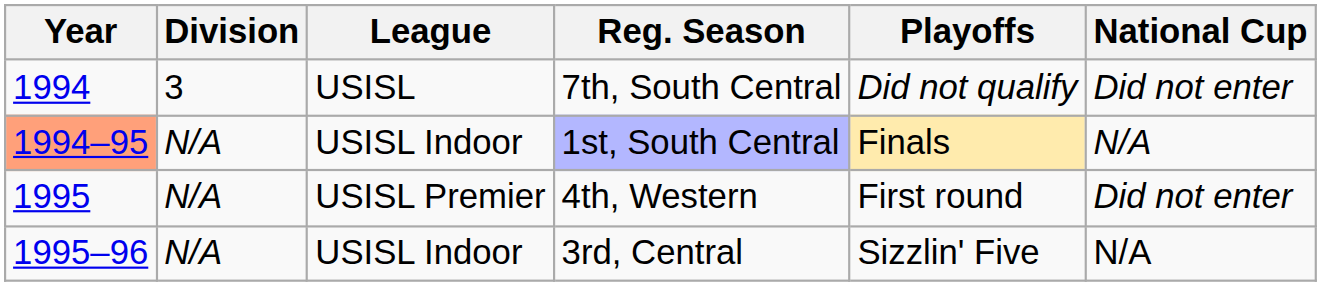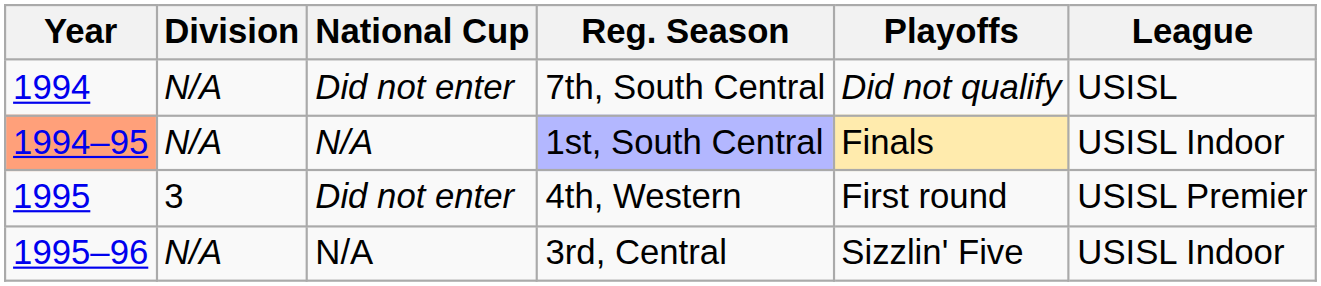columns swapped: (430, 32) <-> (1201, 32)
(174, 87) 3 -> (193, 87) N/A
(193, 197) N/A -> (174, 197) 3
